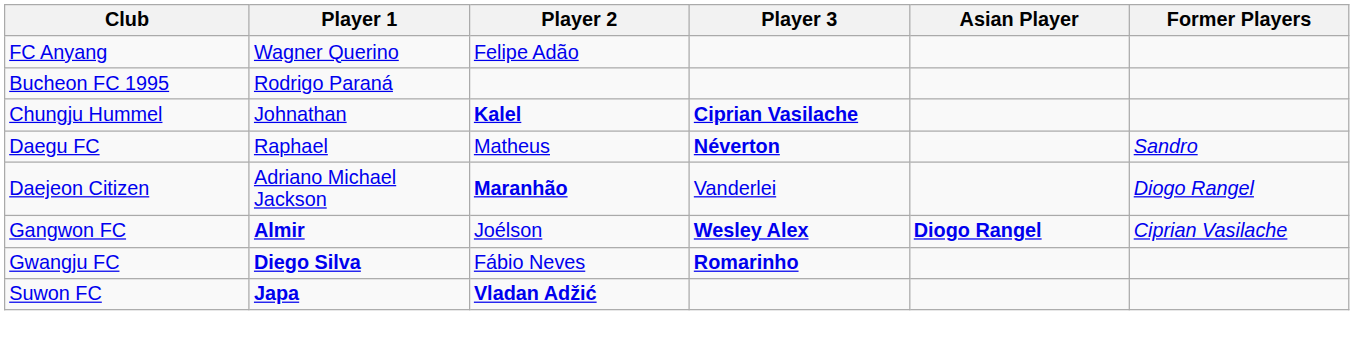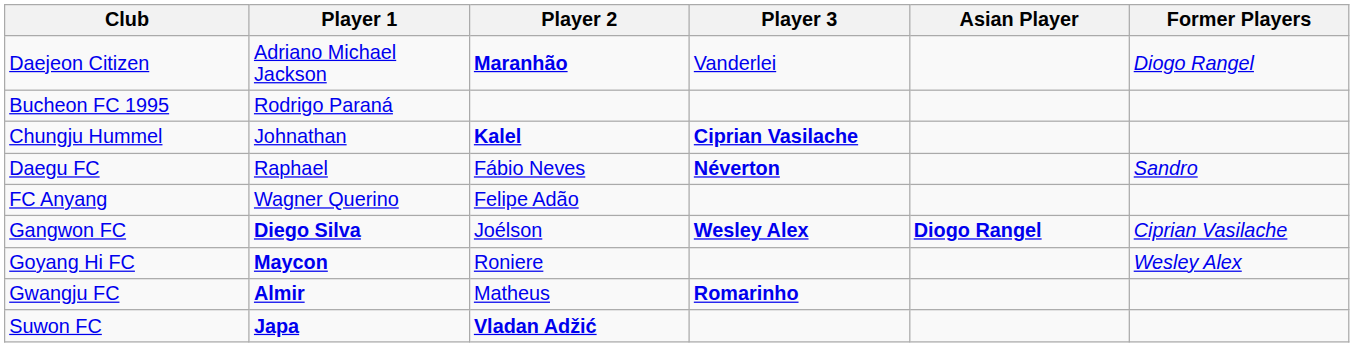rows swapped: (58, 51) <-> (79, 188)
(512, 146) Matheus -> (530, 168) Fábio Neves
(279, 231) Almir -> (307, 231) Diego Silva
+ row: (72, 262)
(307, 262) Diego Silva -> (279, 294) Almir
(530, 262) Fábio Neves -> (512, 294) Matheus
